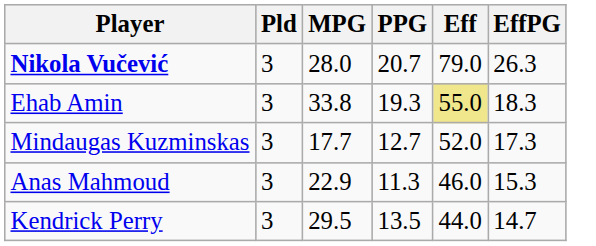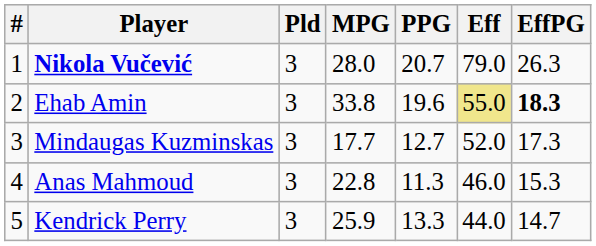+ column: (17, 24)
(399, 102) 19.3 -> (423, 102) 19.6
(515, 102) normal -> (539, 102) bold
(330, 181) 22.9 -> (354, 181) 22.8
(330, 220) 29.5 -> (354, 220) 25.9
(399, 220) 13.5 -> (423, 220) 13.3
